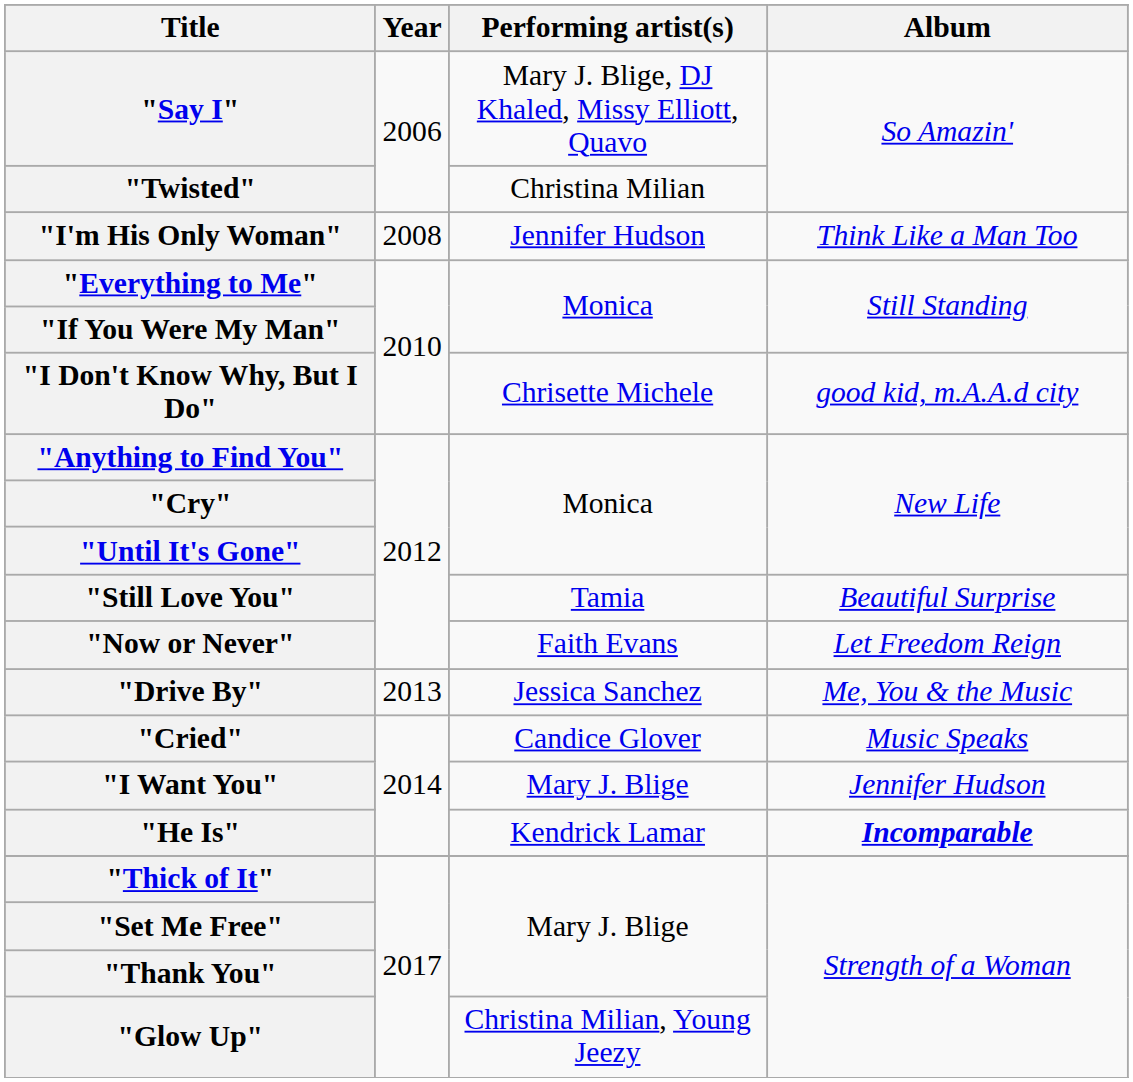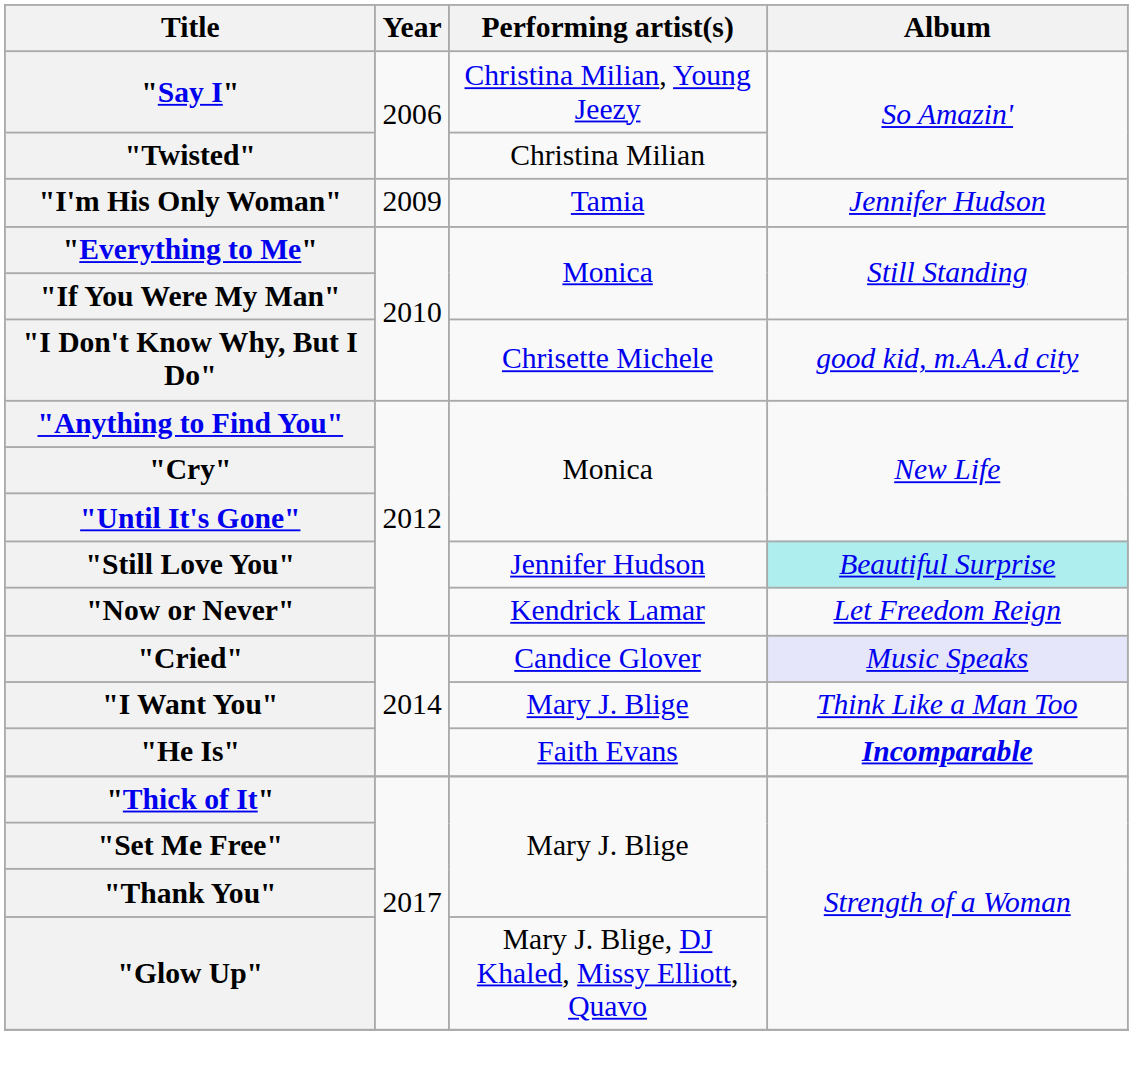(608, 108) Mary J. Blige, DJ Khaled, Missy Elliott, Quavo -> (608, 91) Christina Milian, Young Jeezy
(412, 235) 2008 -> (412, 202) 2009
(608, 235) Jennifer Hudson -> (608, 202) Tamia
(947, 235) Think Like a Man Too -> (947, 202) Jennifer Hudson
(608, 597) Tamia -> (608, 564) Jennifer Hudson
(947, 597) no background -> (947, 564) paleturquoise background
(608, 644) Faith Evans -> (608, 610) Kendrick Lamar
- row: (190, 691)
(947, 738) no background -> (947, 657) lavender background
(947, 785) Jennifer Hudson -> (947, 704) Think Like a Man Too
(608, 832) Kendrick Lamar -> (608, 751) Faith Evans
(608, 1036) Christina Milian, Young Jeezy -> (608, 972) Mary J. Blige, DJ Khaled, Missy Elliott, Quavo
